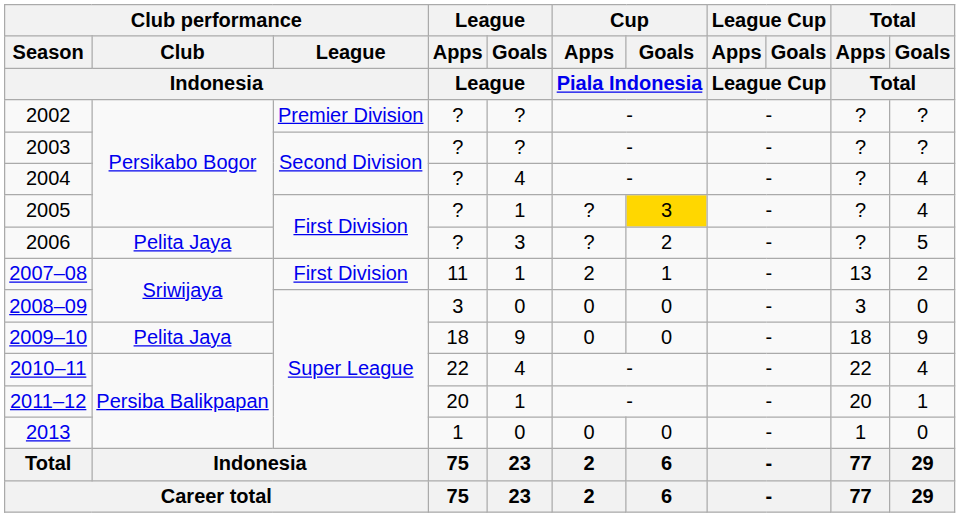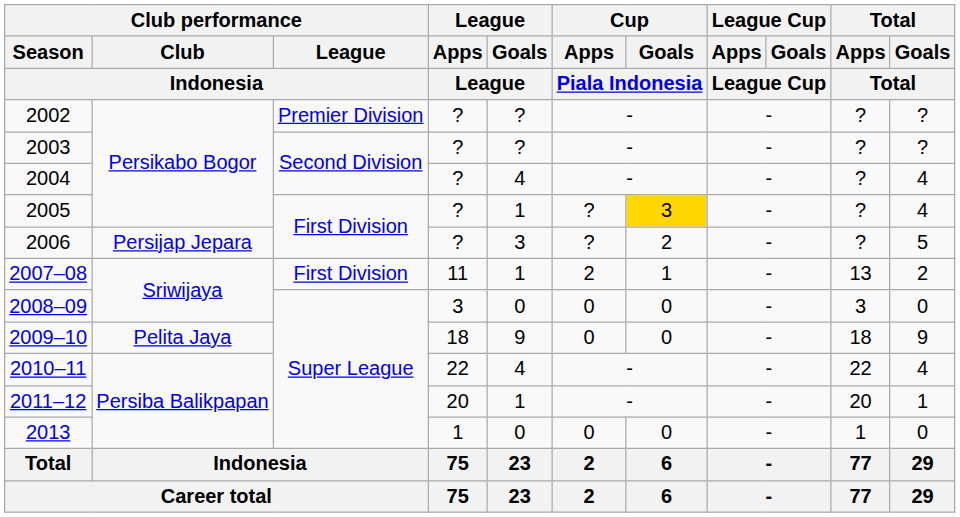(182, 242) Pelita Jaya -> (182, 242) Persijap Jepara
